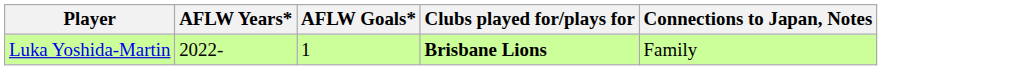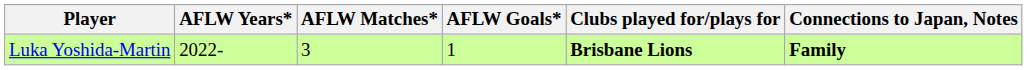+ column: (369, 19)
(670, 49) normal -> (818, 49) bold
